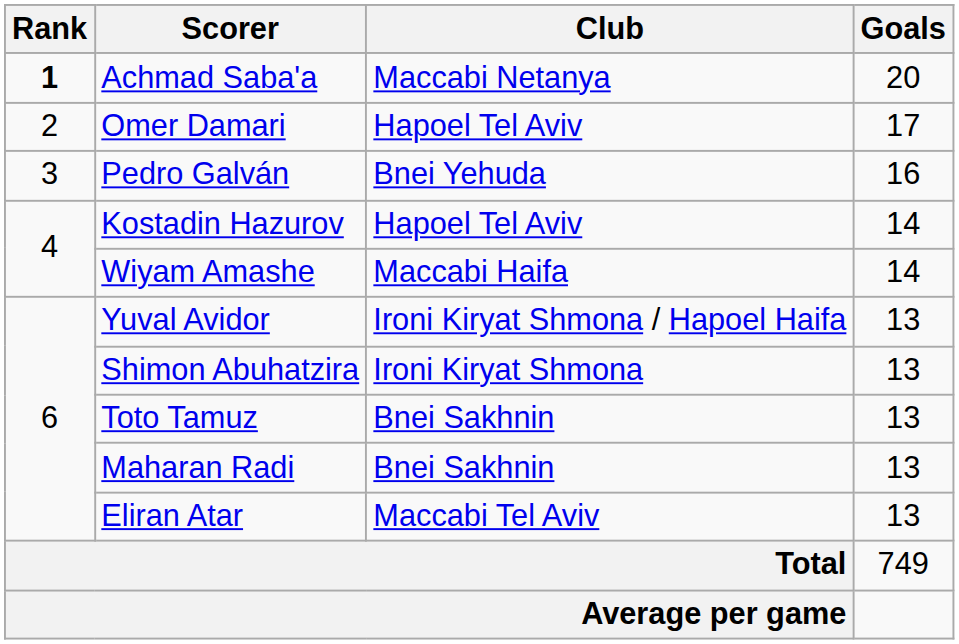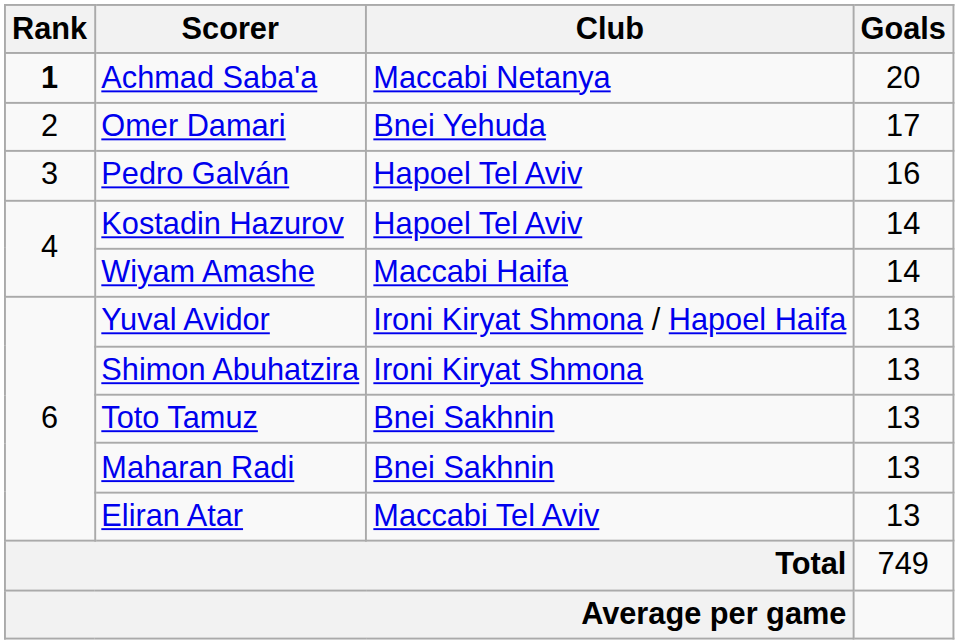(478, 126) Hapoel Tel Aviv -> (460, 126) Bnei Yehuda
(460, 175) Bnei Yehuda -> (478, 175) Hapoel Tel Aviv
